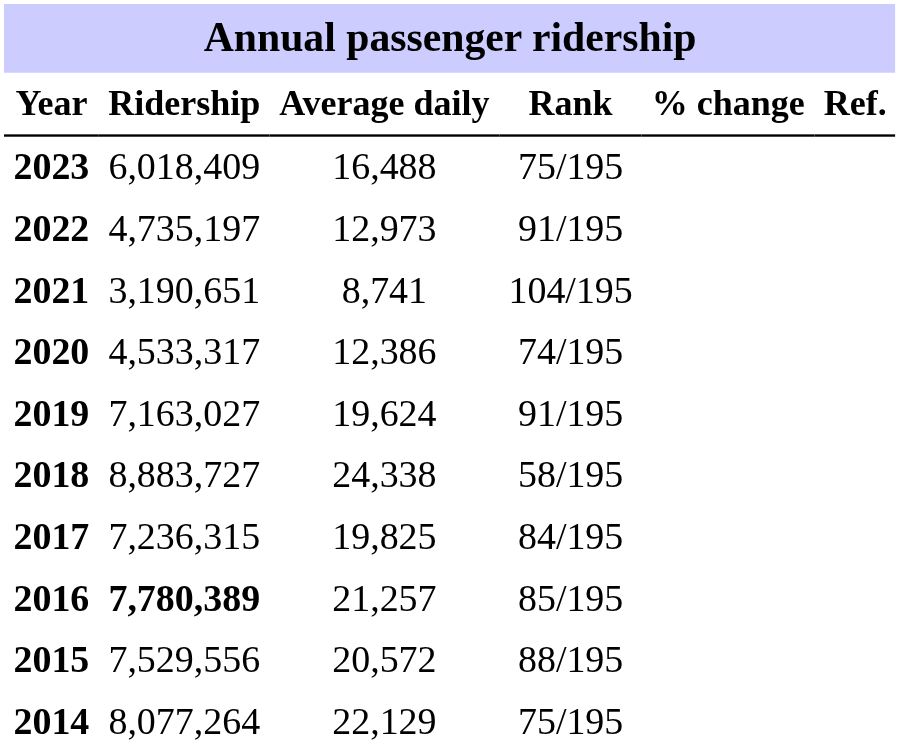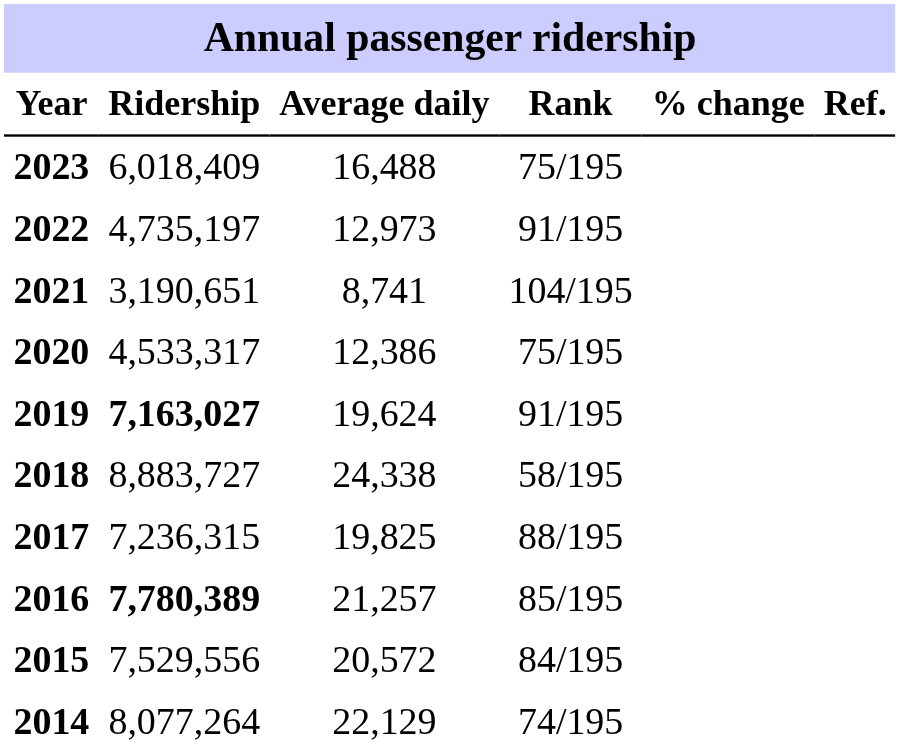(571, 351) 74/195 -> (571, 351) 75/195
(184, 413) normal -> (184, 413) bold
(571, 536) 84/195 -> (571, 536) 88/195
(571, 659) 88/195 -> (571, 659) 84/195
(571, 721) 75/195 -> (571, 721) 74/195
